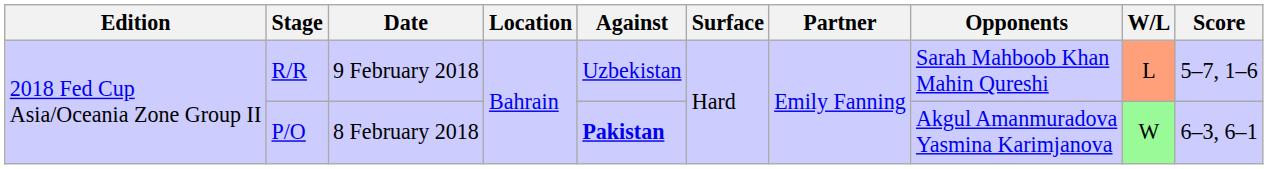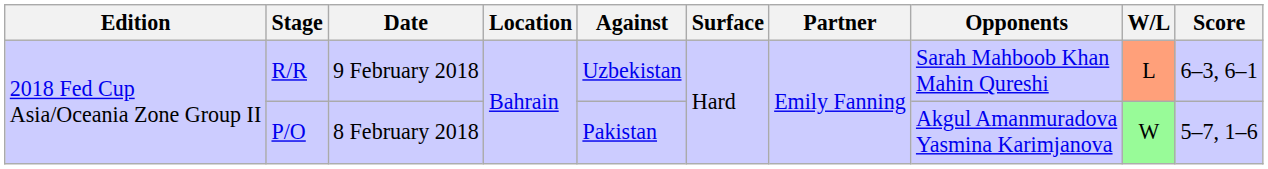(1219, 70) 5–7, 1–6 -> (1219, 70) 6–3, 6–1
(623, 131) bold -> (620, 131) normal
(1219, 131) 6–3, 6–1 -> (1219, 131) 5–7, 1–6
